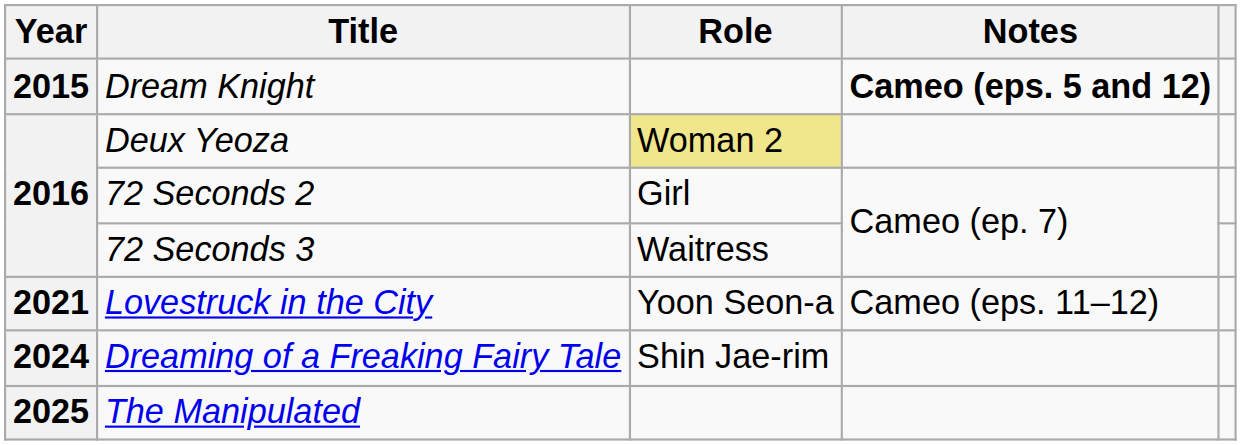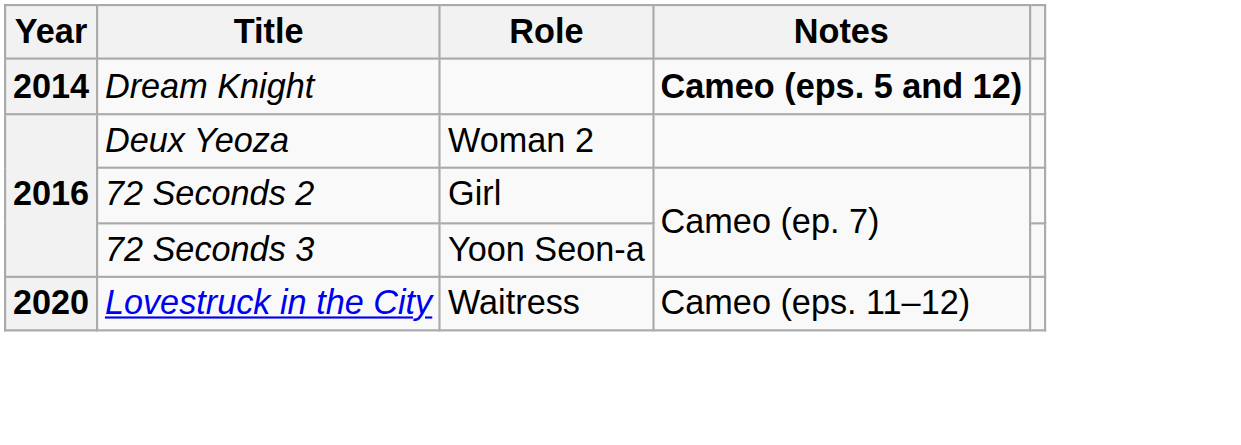(51, 85) 2015 -> (51, 85) 2014
(710, 140) khaki background -> (521, 140) no background
(703, 248) Waitress -> (546, 248) Yoon Seon-a
(51, 303) 2021 -> (51, 303) 2020
(735, 303) Yoon Seon-a -> (514, 303) Waitress
- row: (363, 357)
- row: (232, 411)
